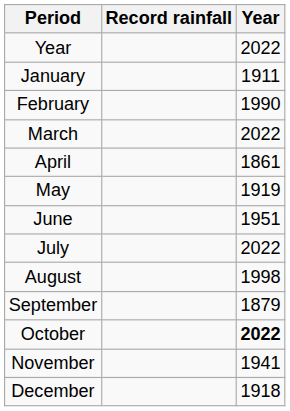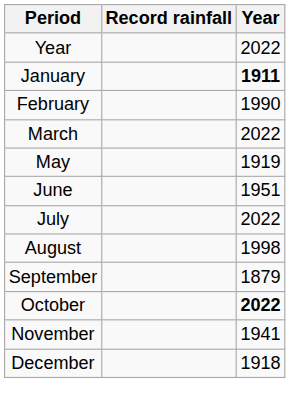(261, 76) normal -> (261, 76) bold
- row: (53, 162)
